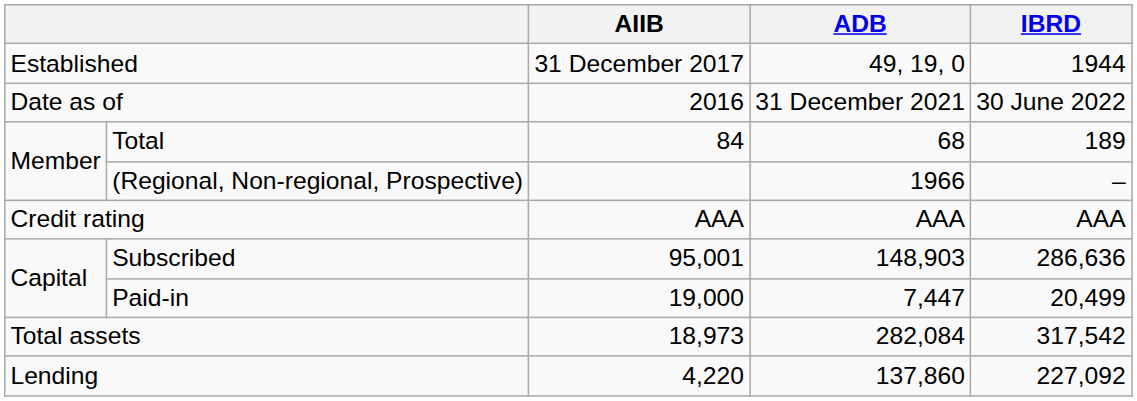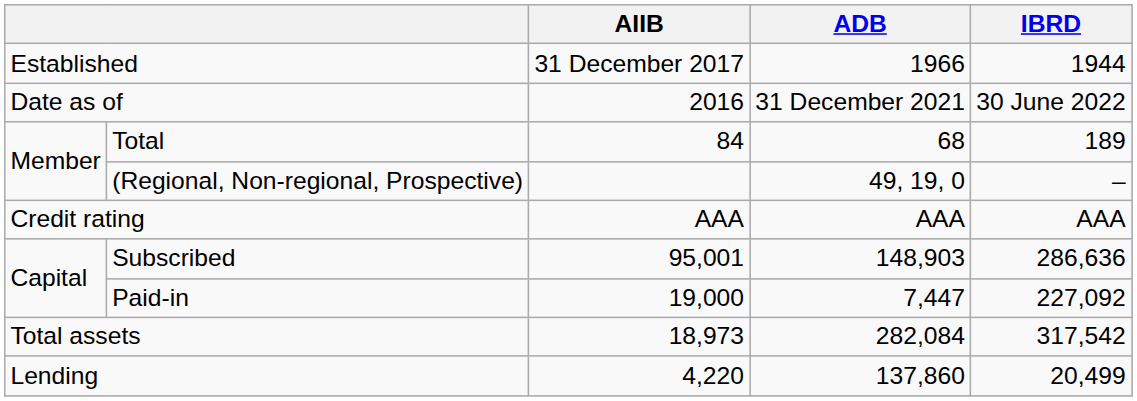(917, 63) 49, 19, 0 -> (938, 63) 1966
(938, 180) 1966 -> (917, 180) 49, 19, 0
(1088, 297) 20,499 -> (1081, 297) 227,092
(1081, 375) 227,092 -> (1088, 375) 20,499
